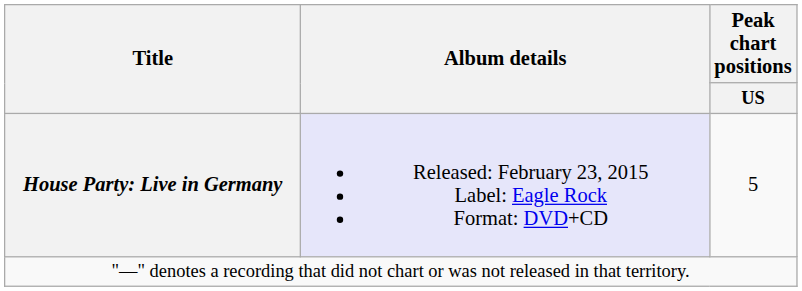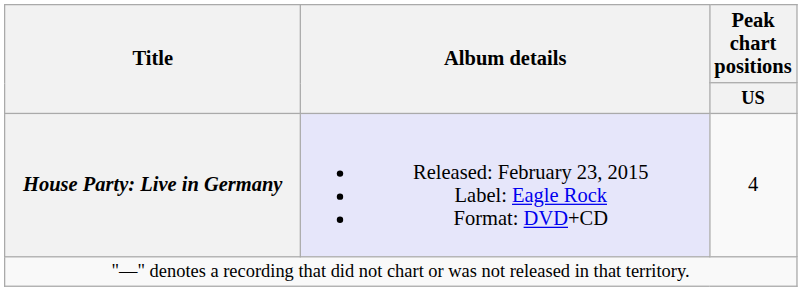(753, 184) 5 -> (753, 184) 4
